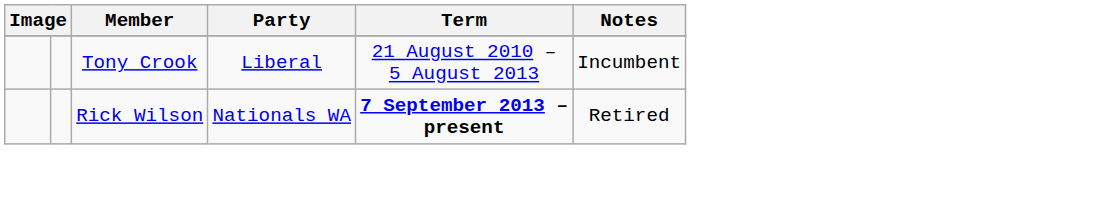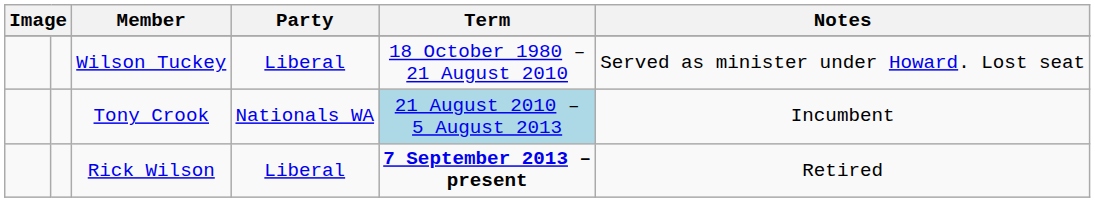+ row: (151, 63)
(282, 63) Liberal -> (305, 116) Nationals WA
(464, 63) no background -> (487, 116) lightblue background
(282, 116) Nationals WA -> (305, 170) Liberal
